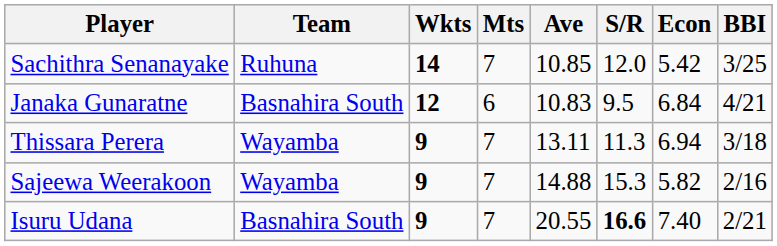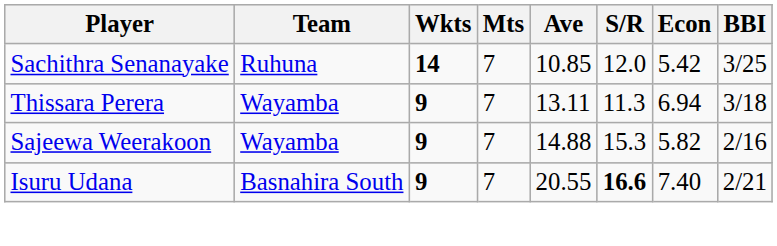- row: (99, 102)
